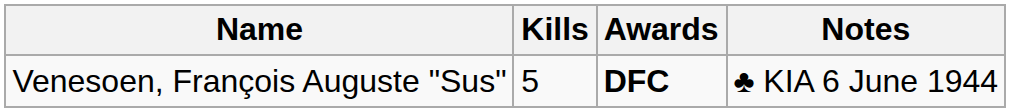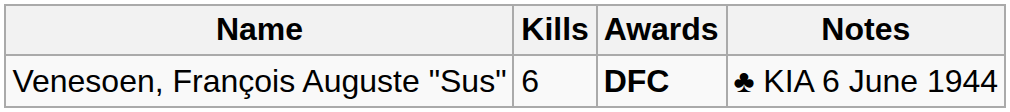(530, 80) 5 -> (530, 80) 6
